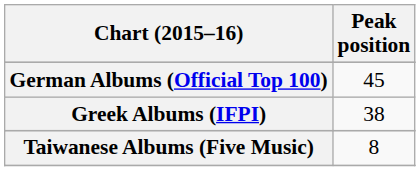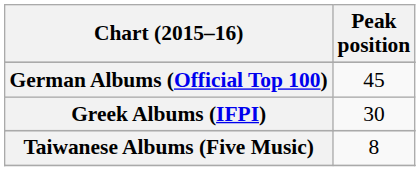(374, 113) 38 -> (374, 113) 30
